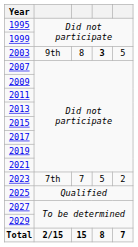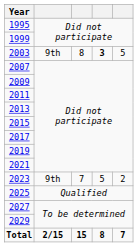(53, 179) 7th -> (53, 179) 9th
